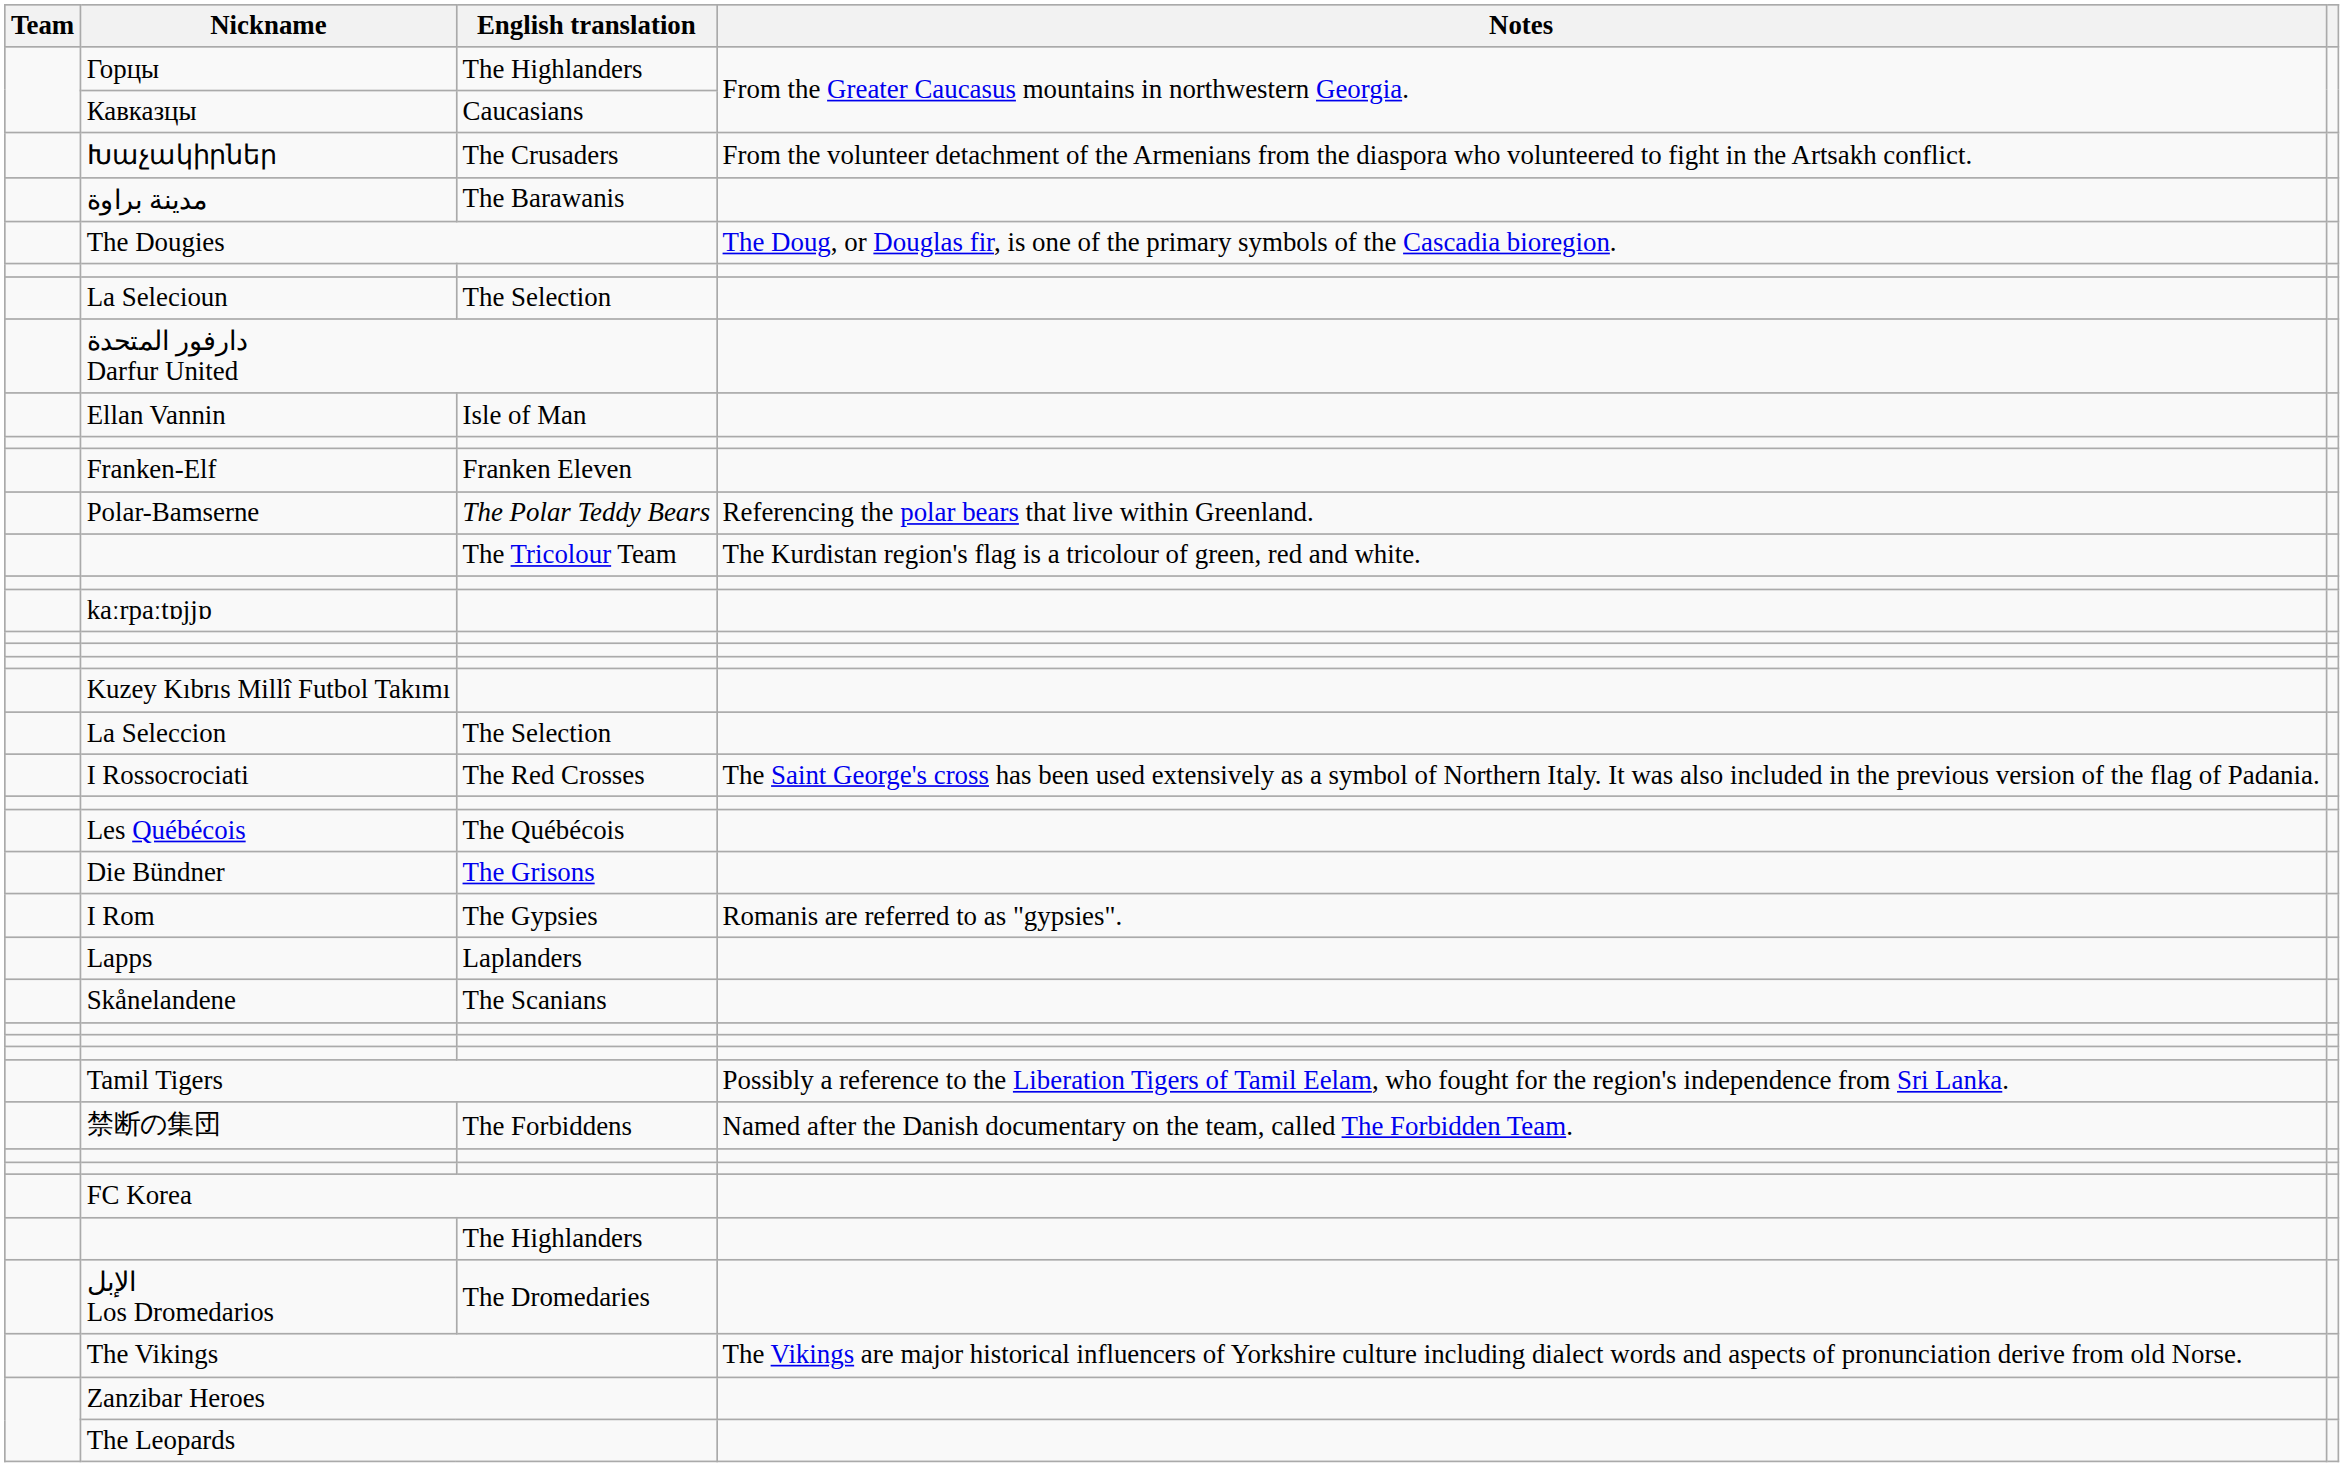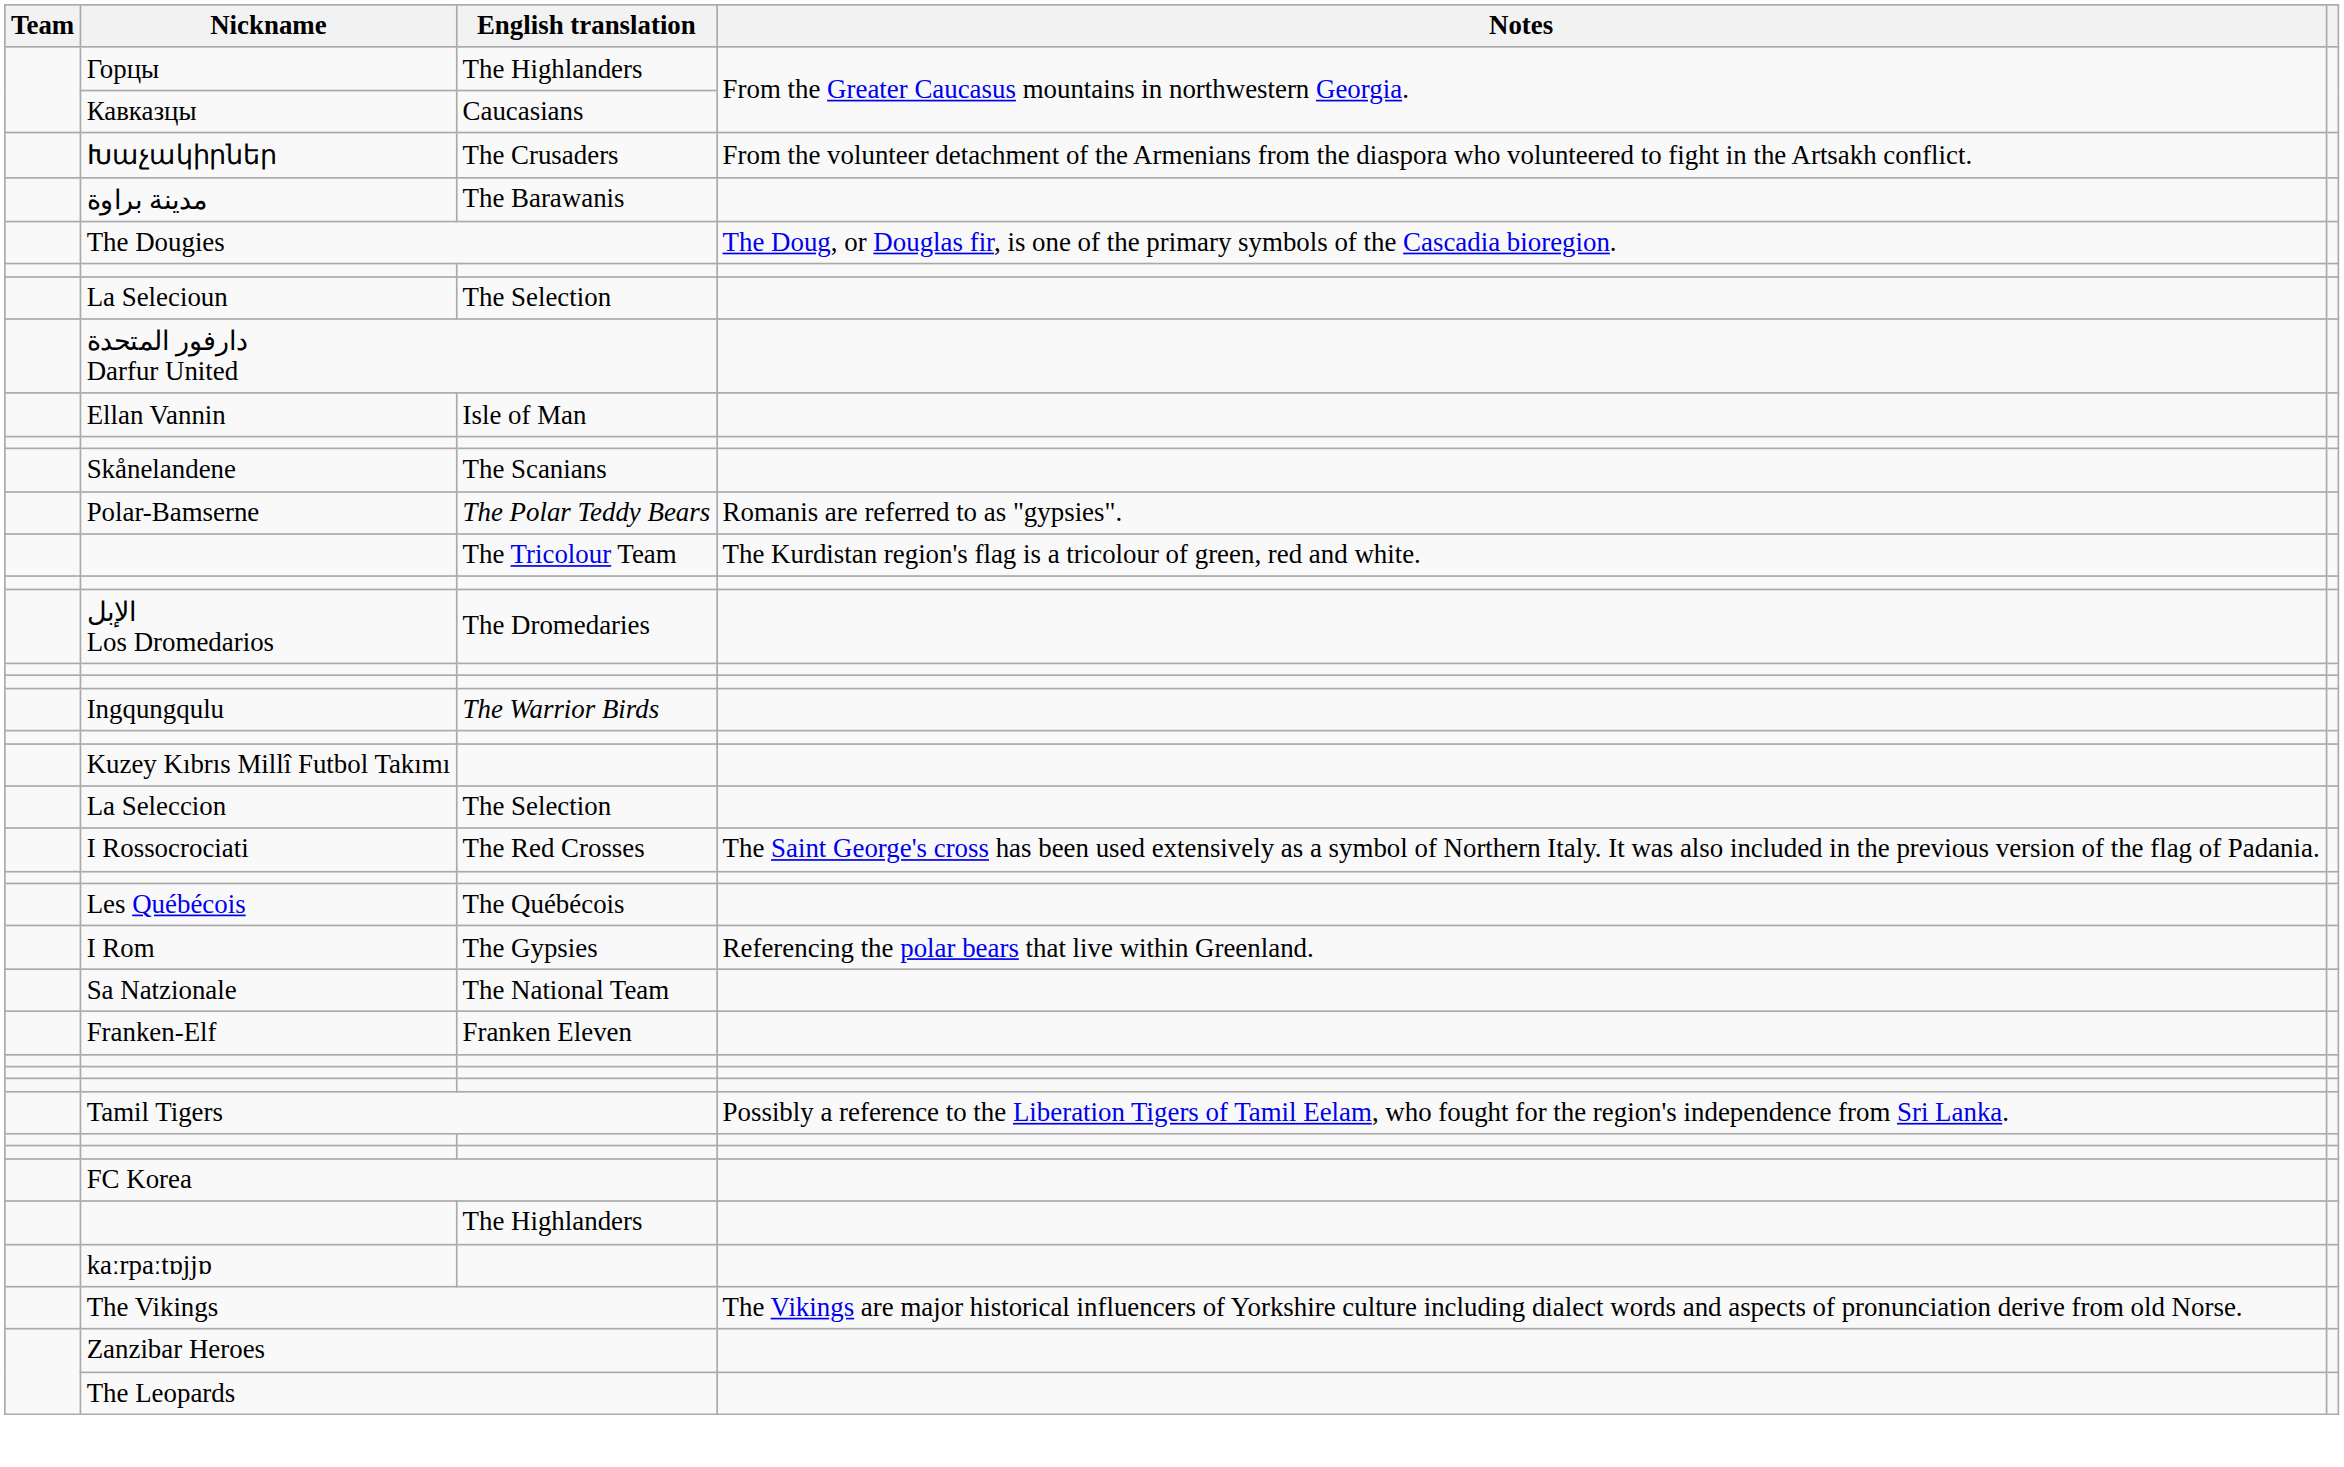rows swapped: (152, 469) <-> (161, 1000)
(1018, 512) Referencing the polar bears that live within Greenland. -> (922, 512) Romanis are referred to as "gypsies".
rows swapped: (149, 609) <-> (180, 1297)
+ row: (155, 709)
- row: (156, 872)
(922, 915) Romanis are referred to as "gypsies". -> (1018, 947) Referencing the polar bears that live within Greenland.
- row: (120, 957)
+ row: (162, 989)
- row: (154, 1124)
